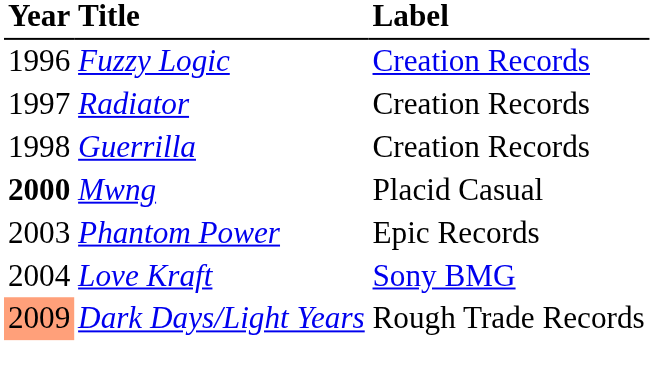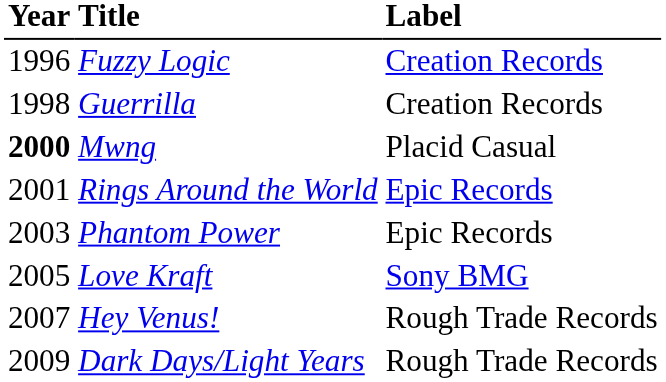- row: (134, 103)
+ row: (228, 189)
(39, 275) 2004 -> (39, 275) 2005
+ row: (149, 318)
(39, 318) lightsalmon background -> (39, 361) no background
